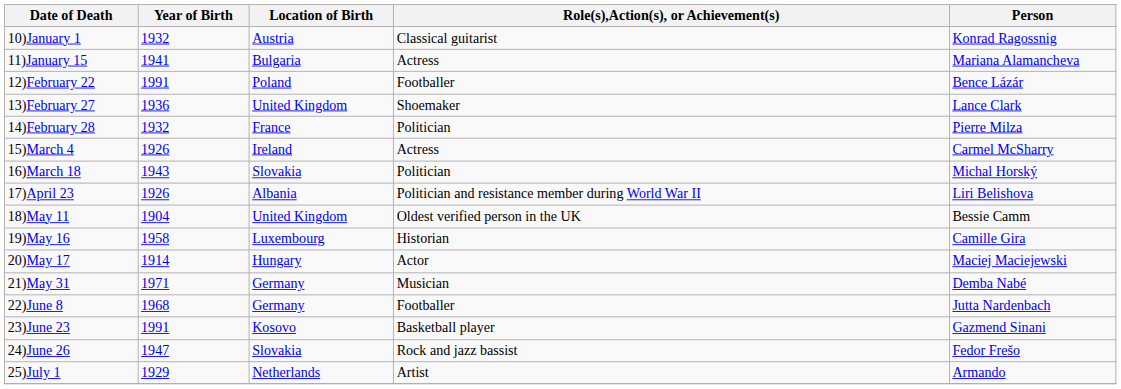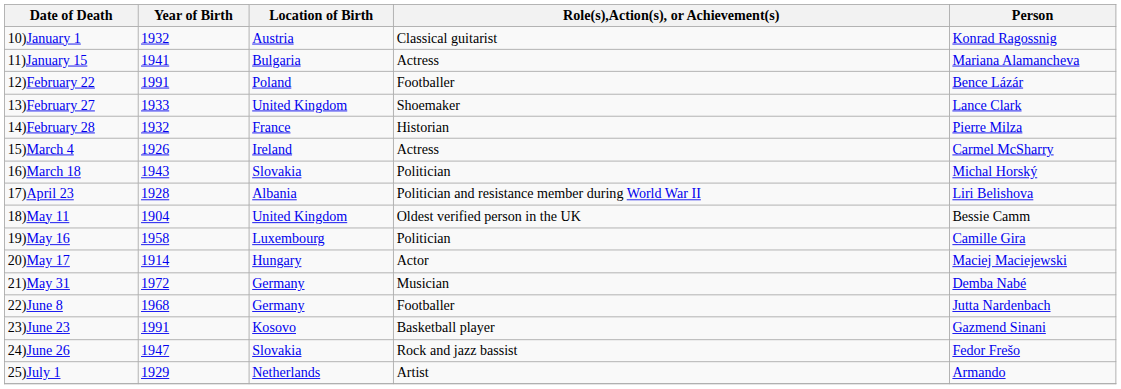(155, 104) 1936 -> (155, 104) 1933
(424, 127) Politician -> (423, 127) Historian
(155, 194) 1926 -> (155, 194) 1928
(423, 238) Historian -> (424, 238) Politician
(155, 283) 1971 -> (155, 283) 1972
